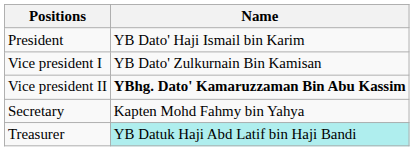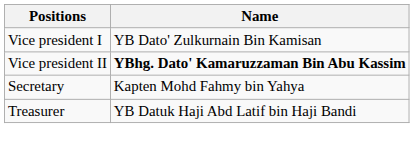- row: (36, 39)
(235, 134) paleturquoise background -> (235, 110) no background
